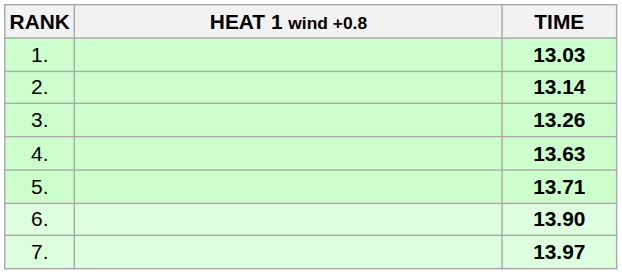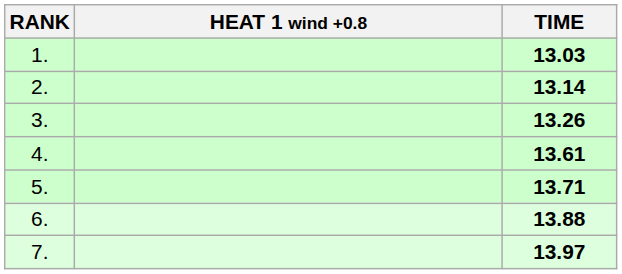(559, 154) 13.63 -> (559, 154) 13.61
(559, 220) 13.90 -> (559, 220) 13.88
